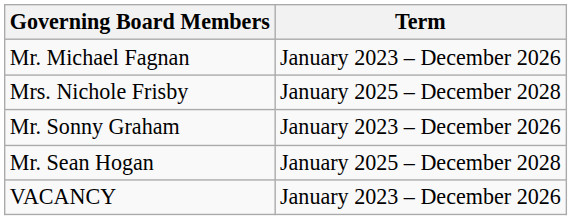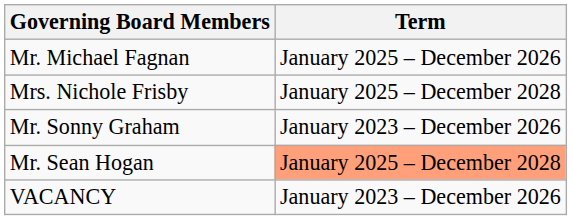(420, 57) January 2023 – December 2026 -> (420, 57) January 2025 – December 2026
(420, 162) no background -> (420, 162) lightsalmon background
